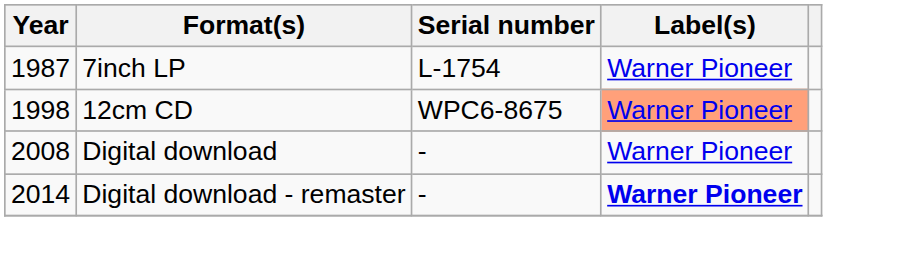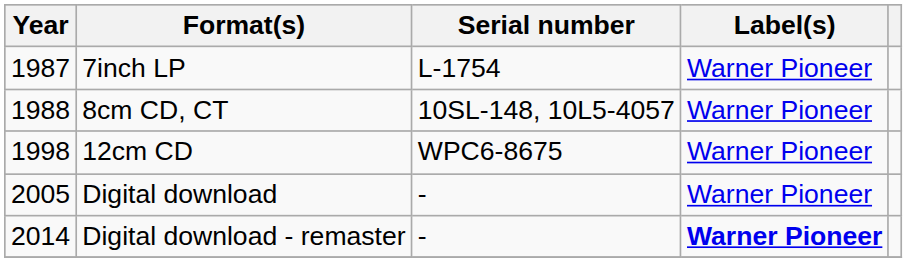+ row: (155, 109)
(700, 109) lightsalmon background -> (780, 151) no background
(40, 151) 2008 -> (40, 194) 2005
